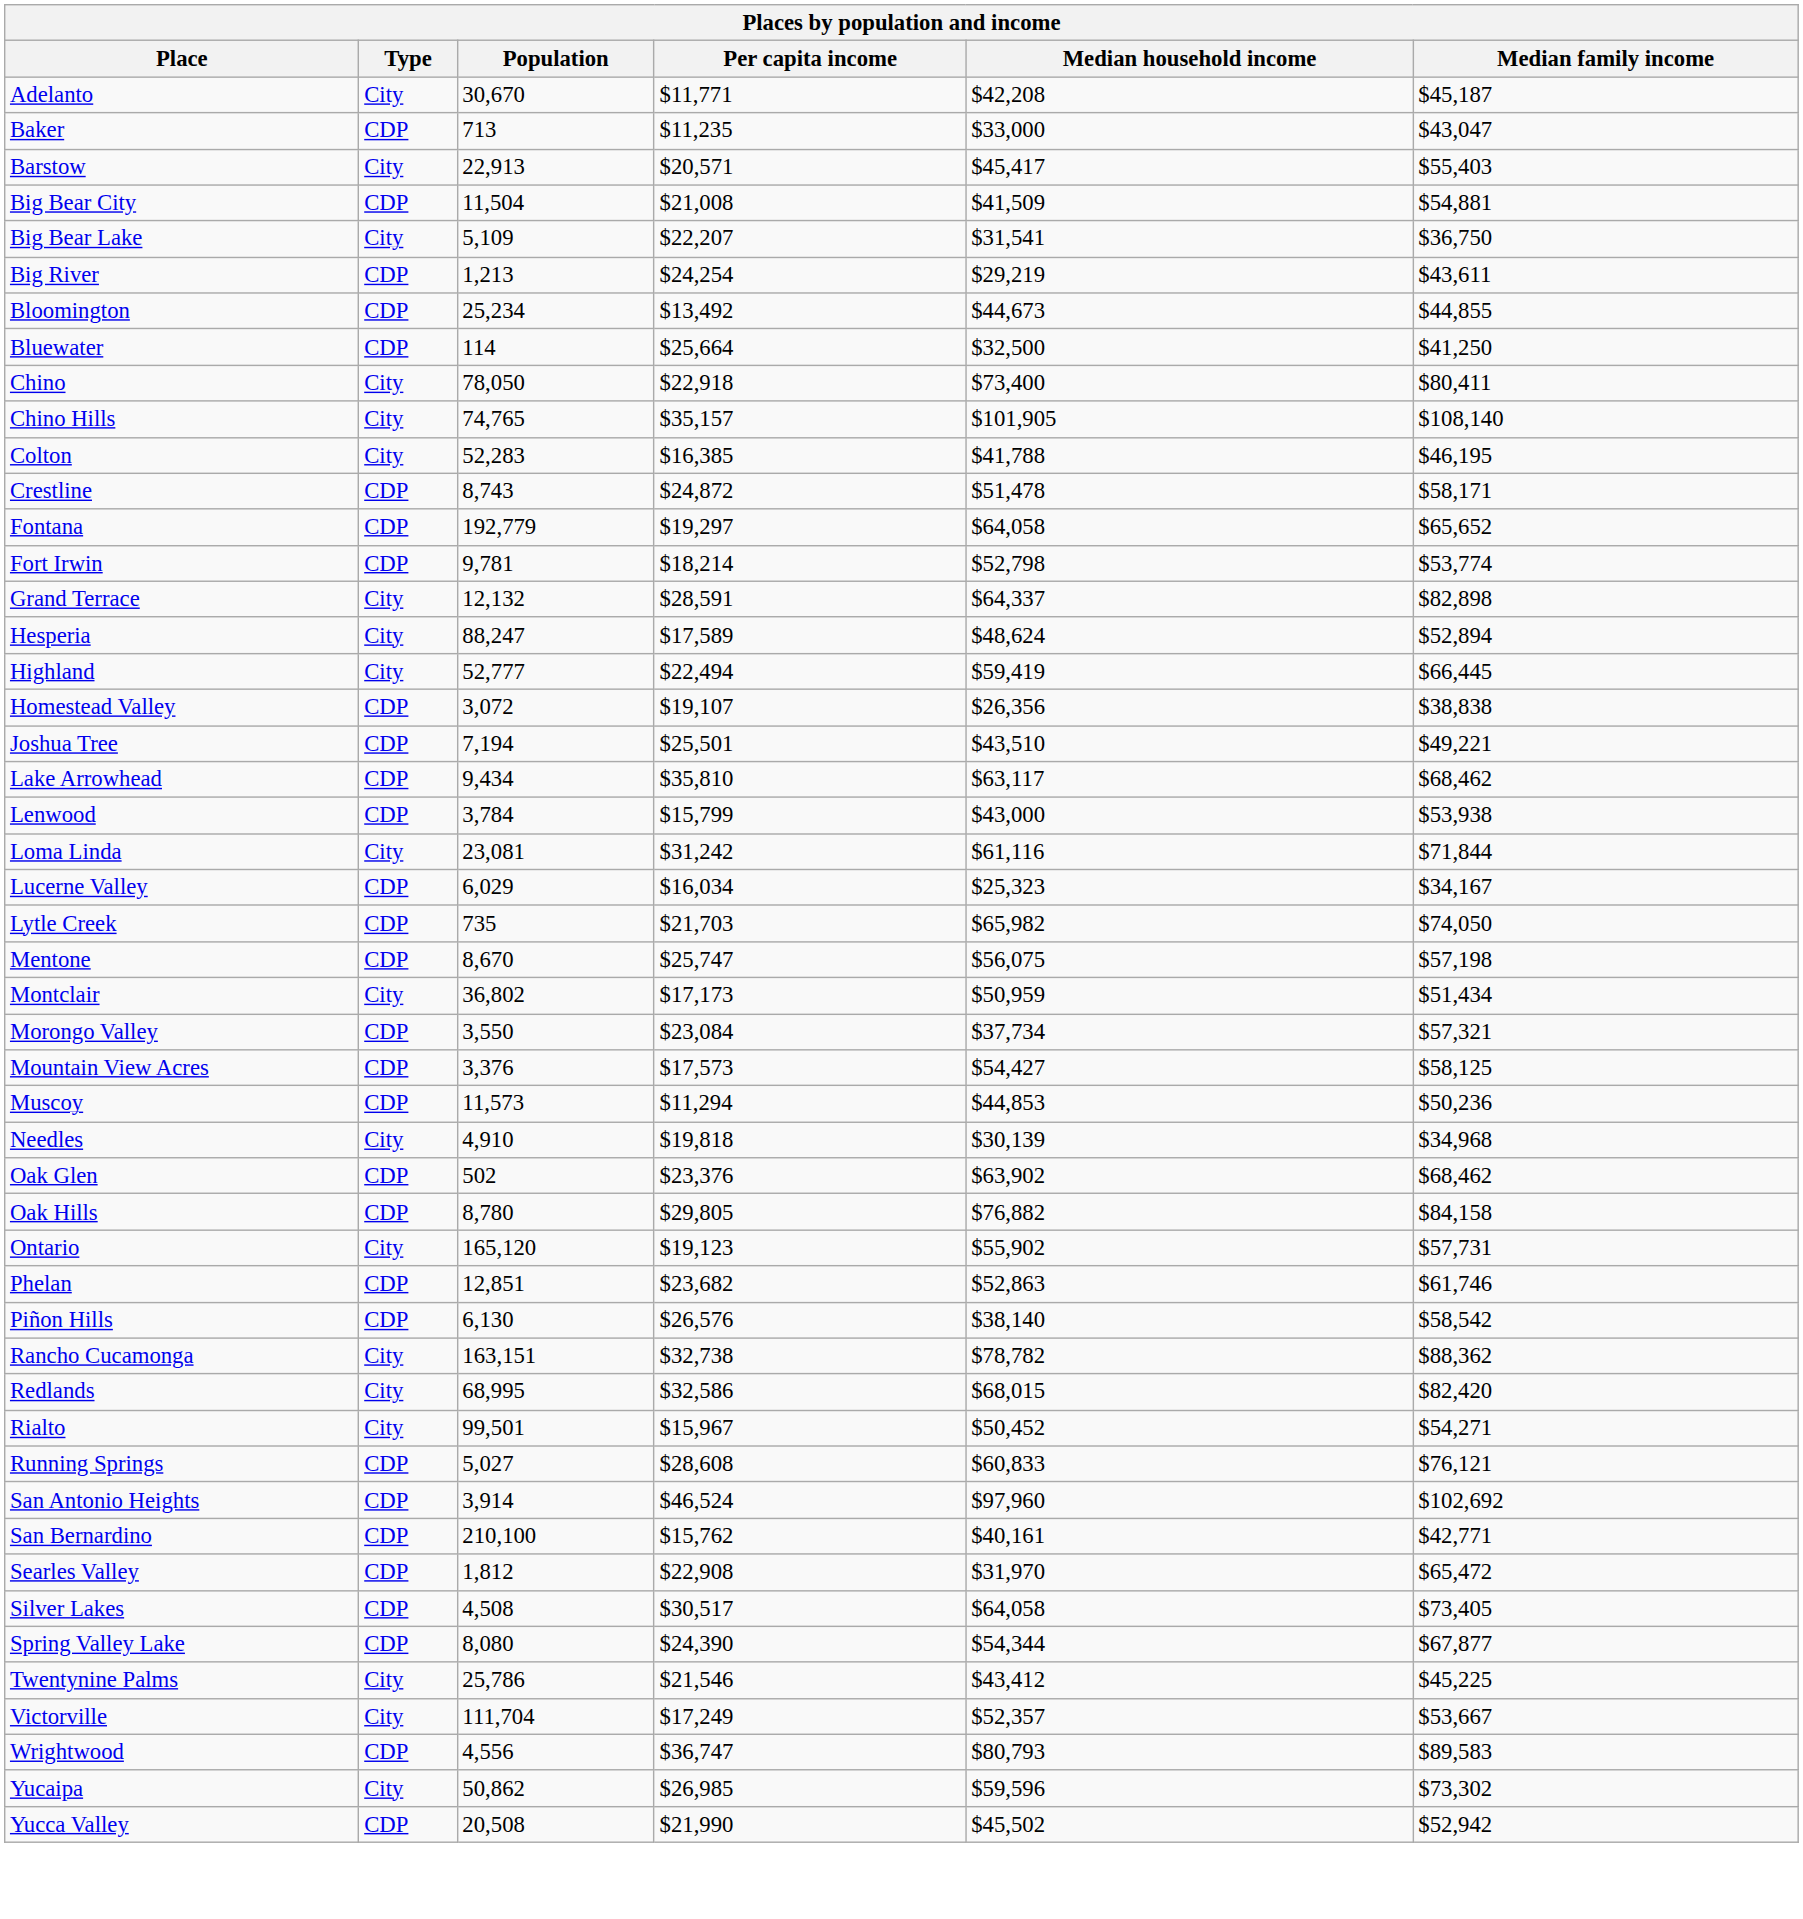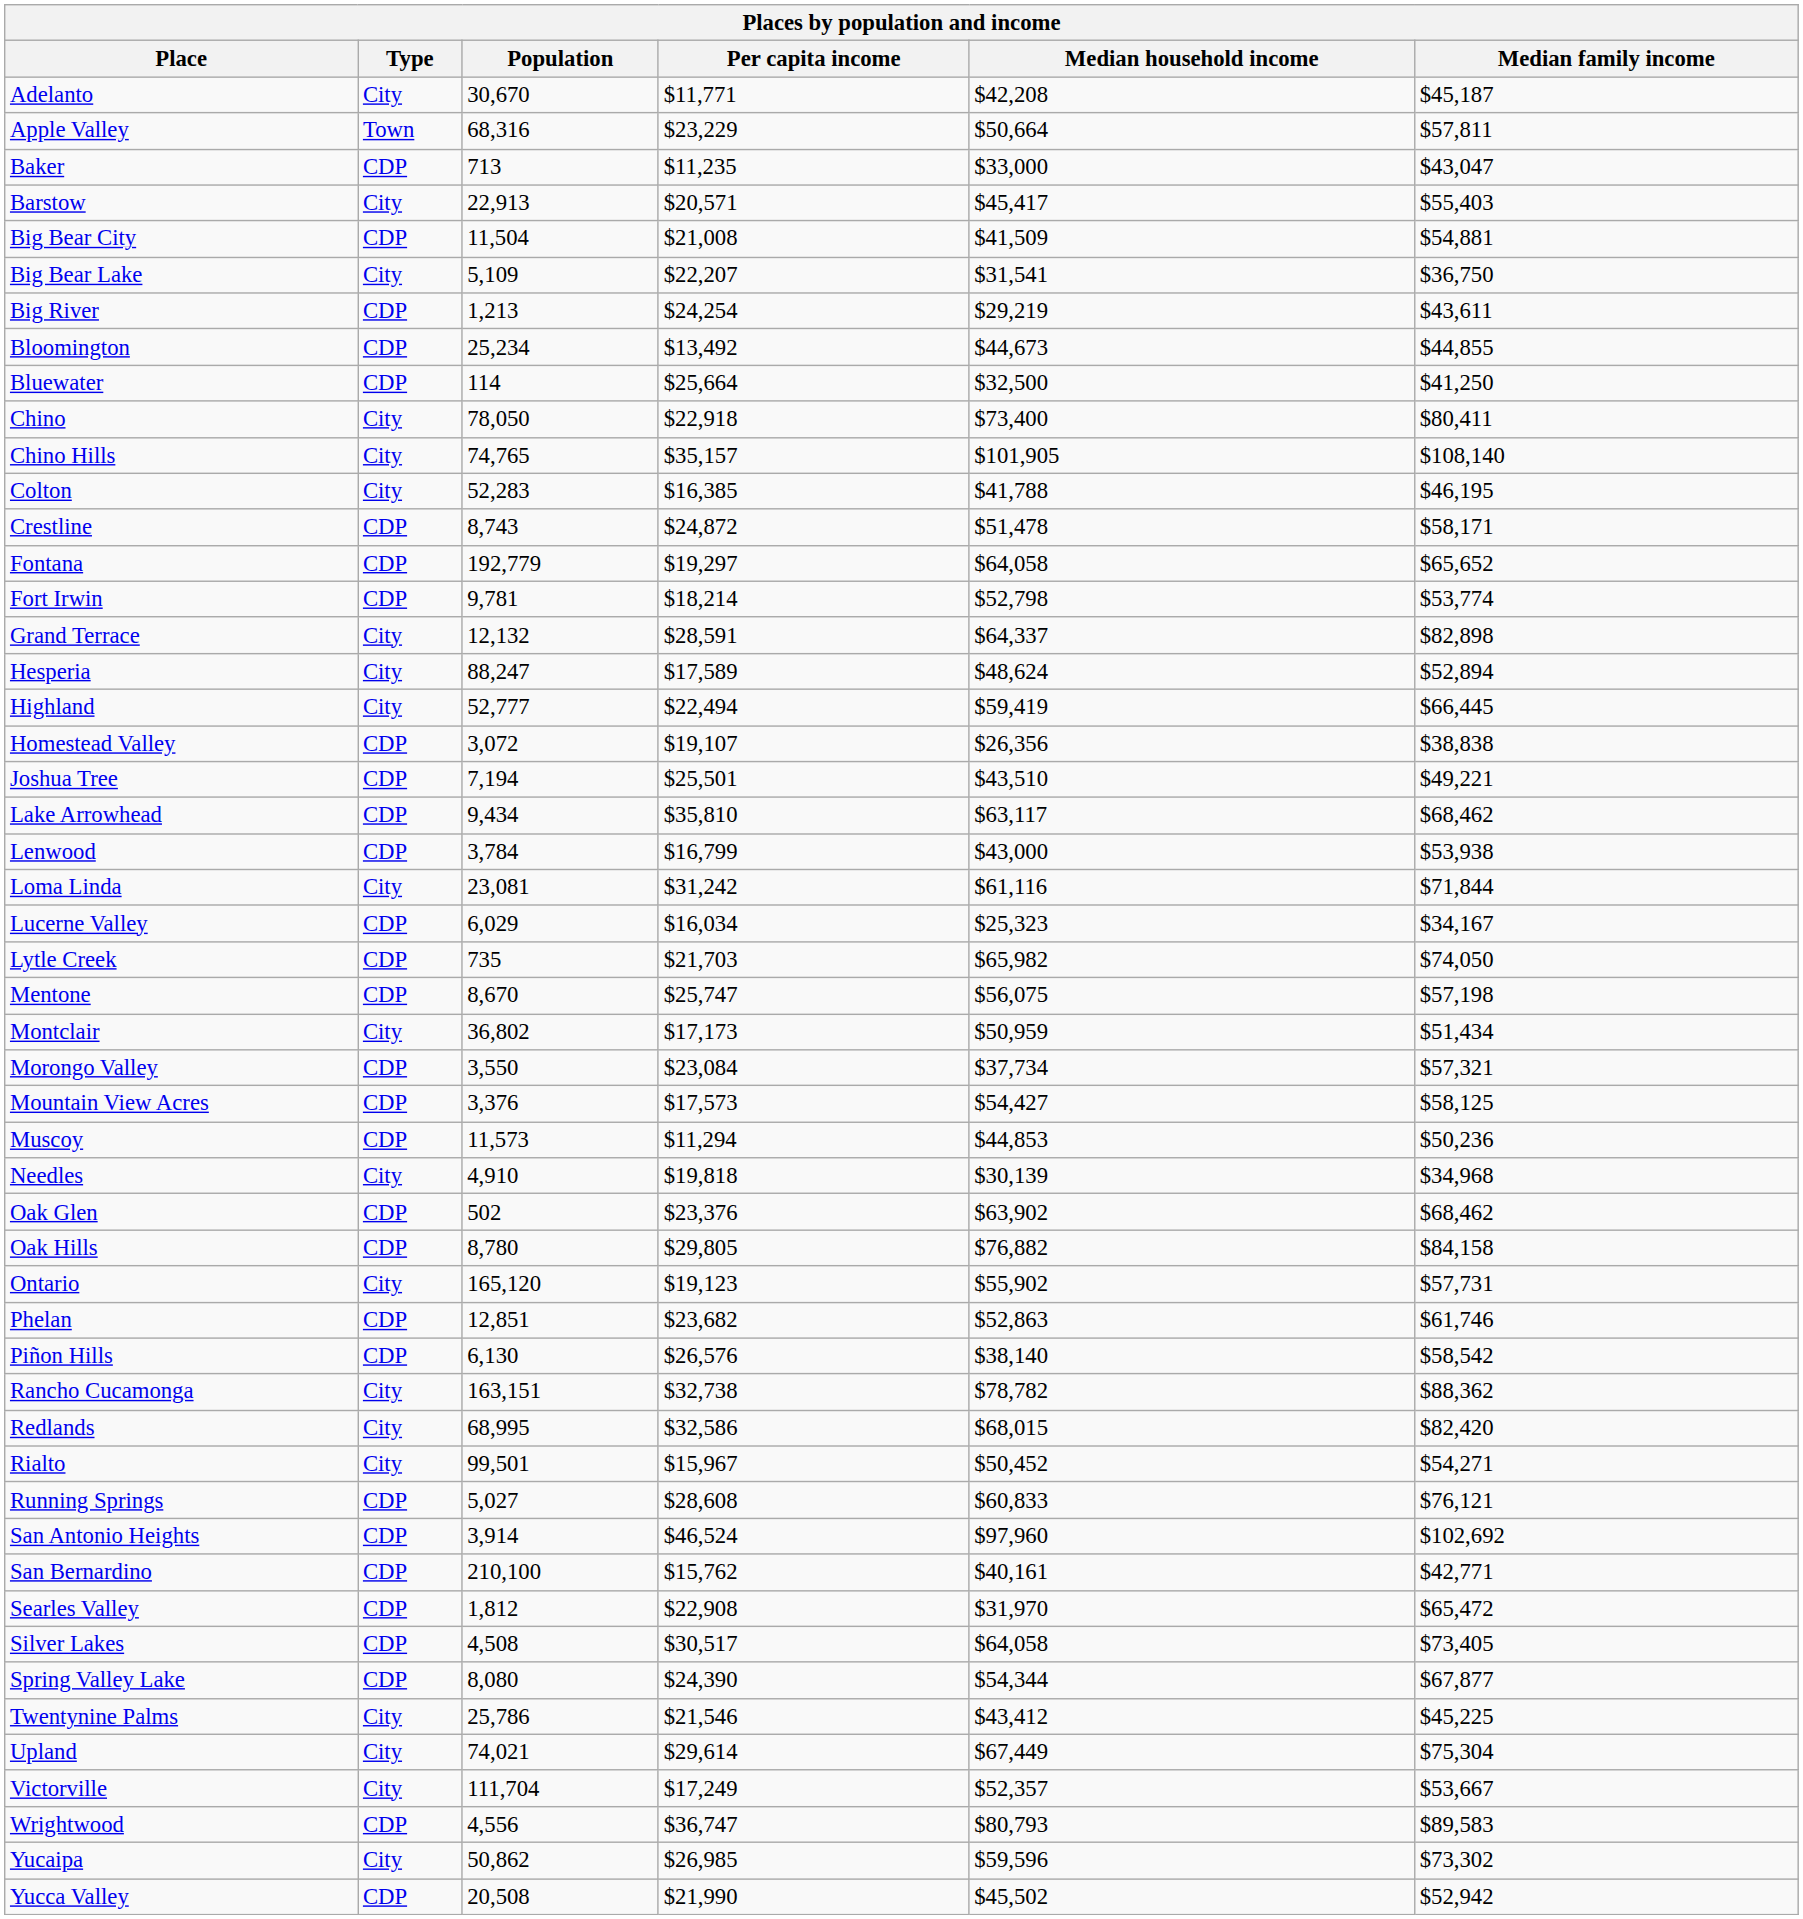+ row: (69, 130)
(696, 815) $15,799 -> (701, 851) $16,799
+ row: (43, 1752)
